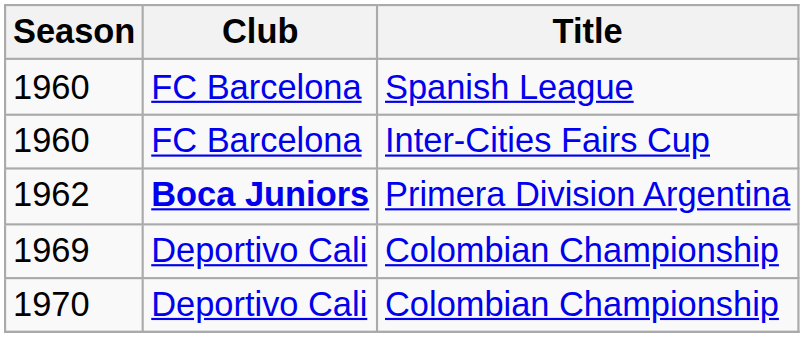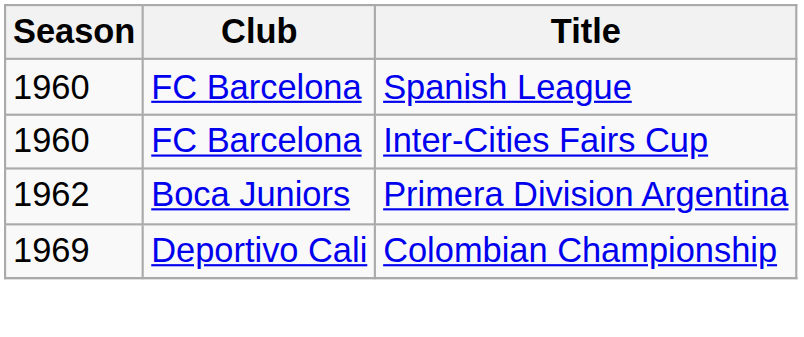(260, 195) bold -> (251, 195) normal
- row: (51, 304)
